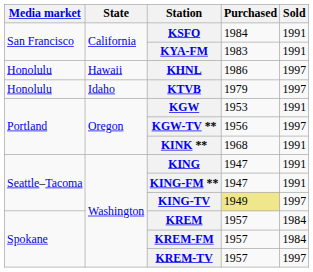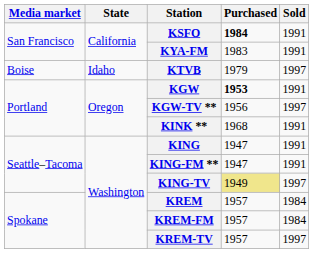(236, 32) normal -> (236, 32) bold
- row: (184, 70)
(29, 88) Honolulu -> (21, 70) Boise
(236, 107) normal -> (236, 88) bold
